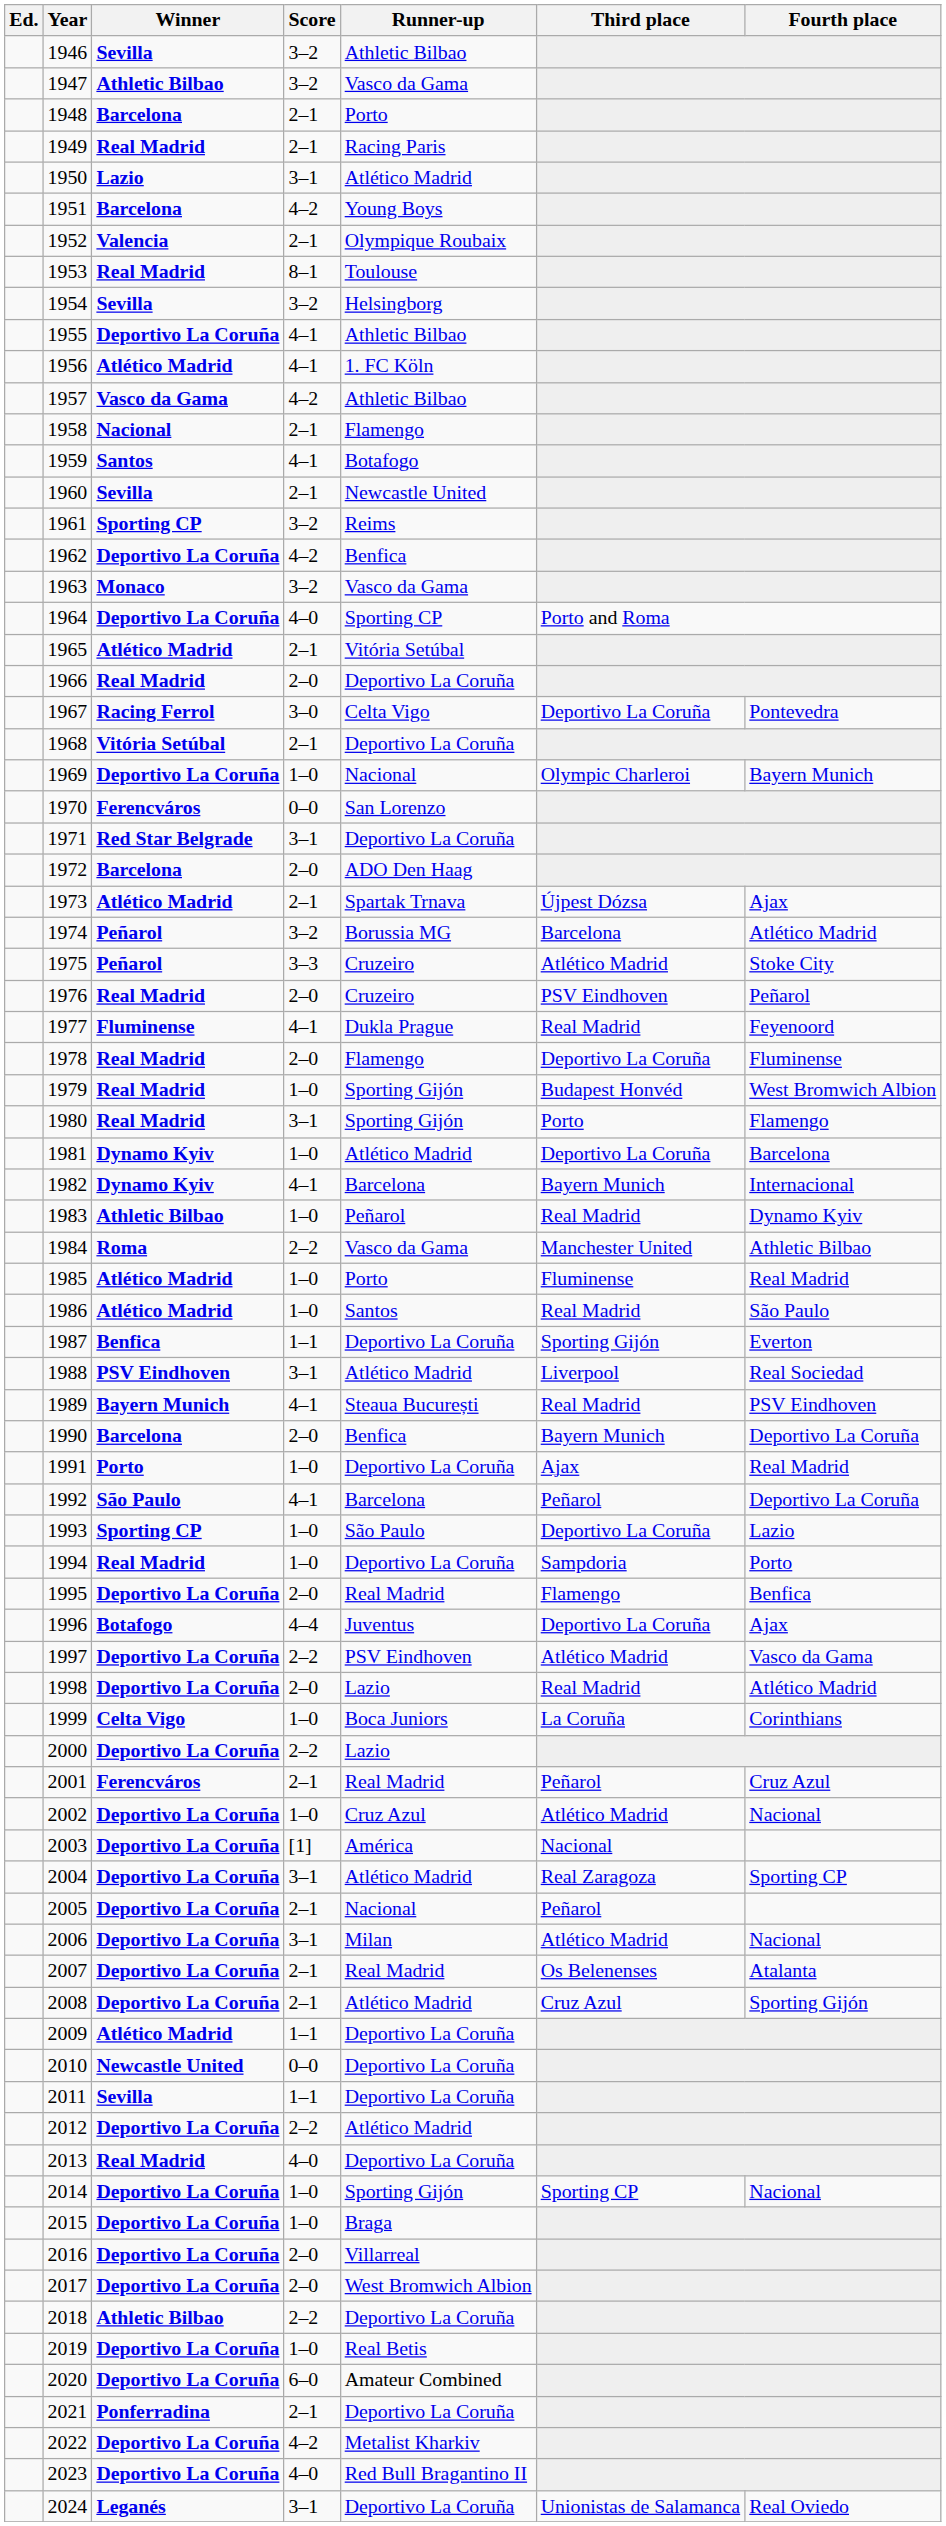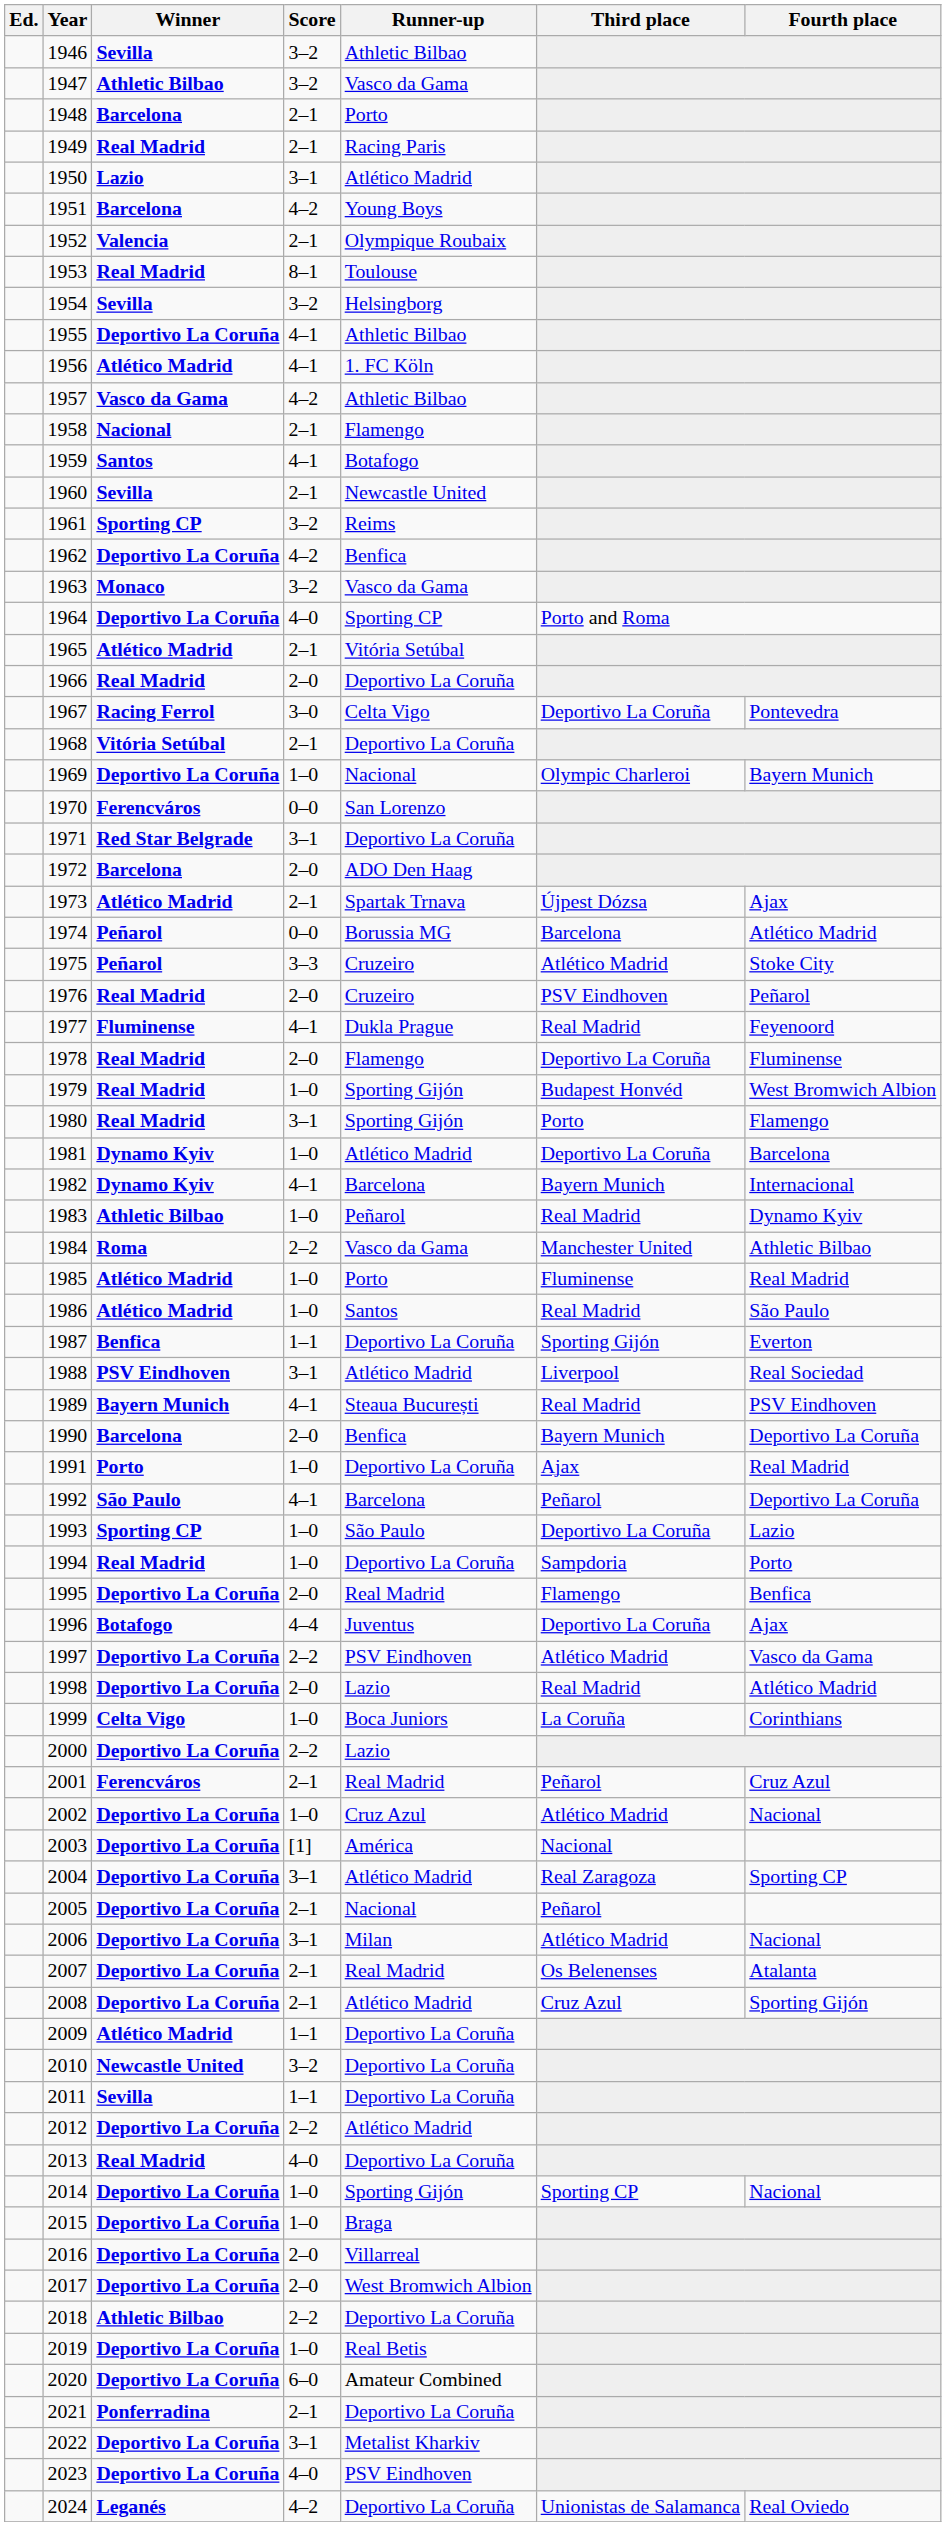(303, 932) 3–2 -> (303, 932) 0–0
(303, 2065) 0–0 -> (303, 2065) 3–2
(303, 2443) 4–2 -> (303, 2443) 3–1
(436, 2474) Red Bull Bragantino II -> (408, 2474) PSV Eindhoven
(303, 2505) 3–1 -> (303, 2505) 4–2
